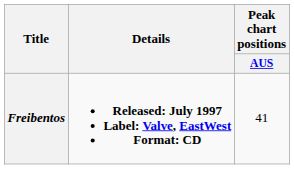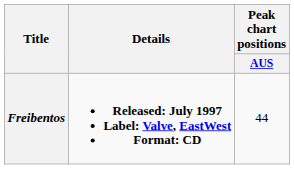(262, 118) 41 -> (262, 118) 44
